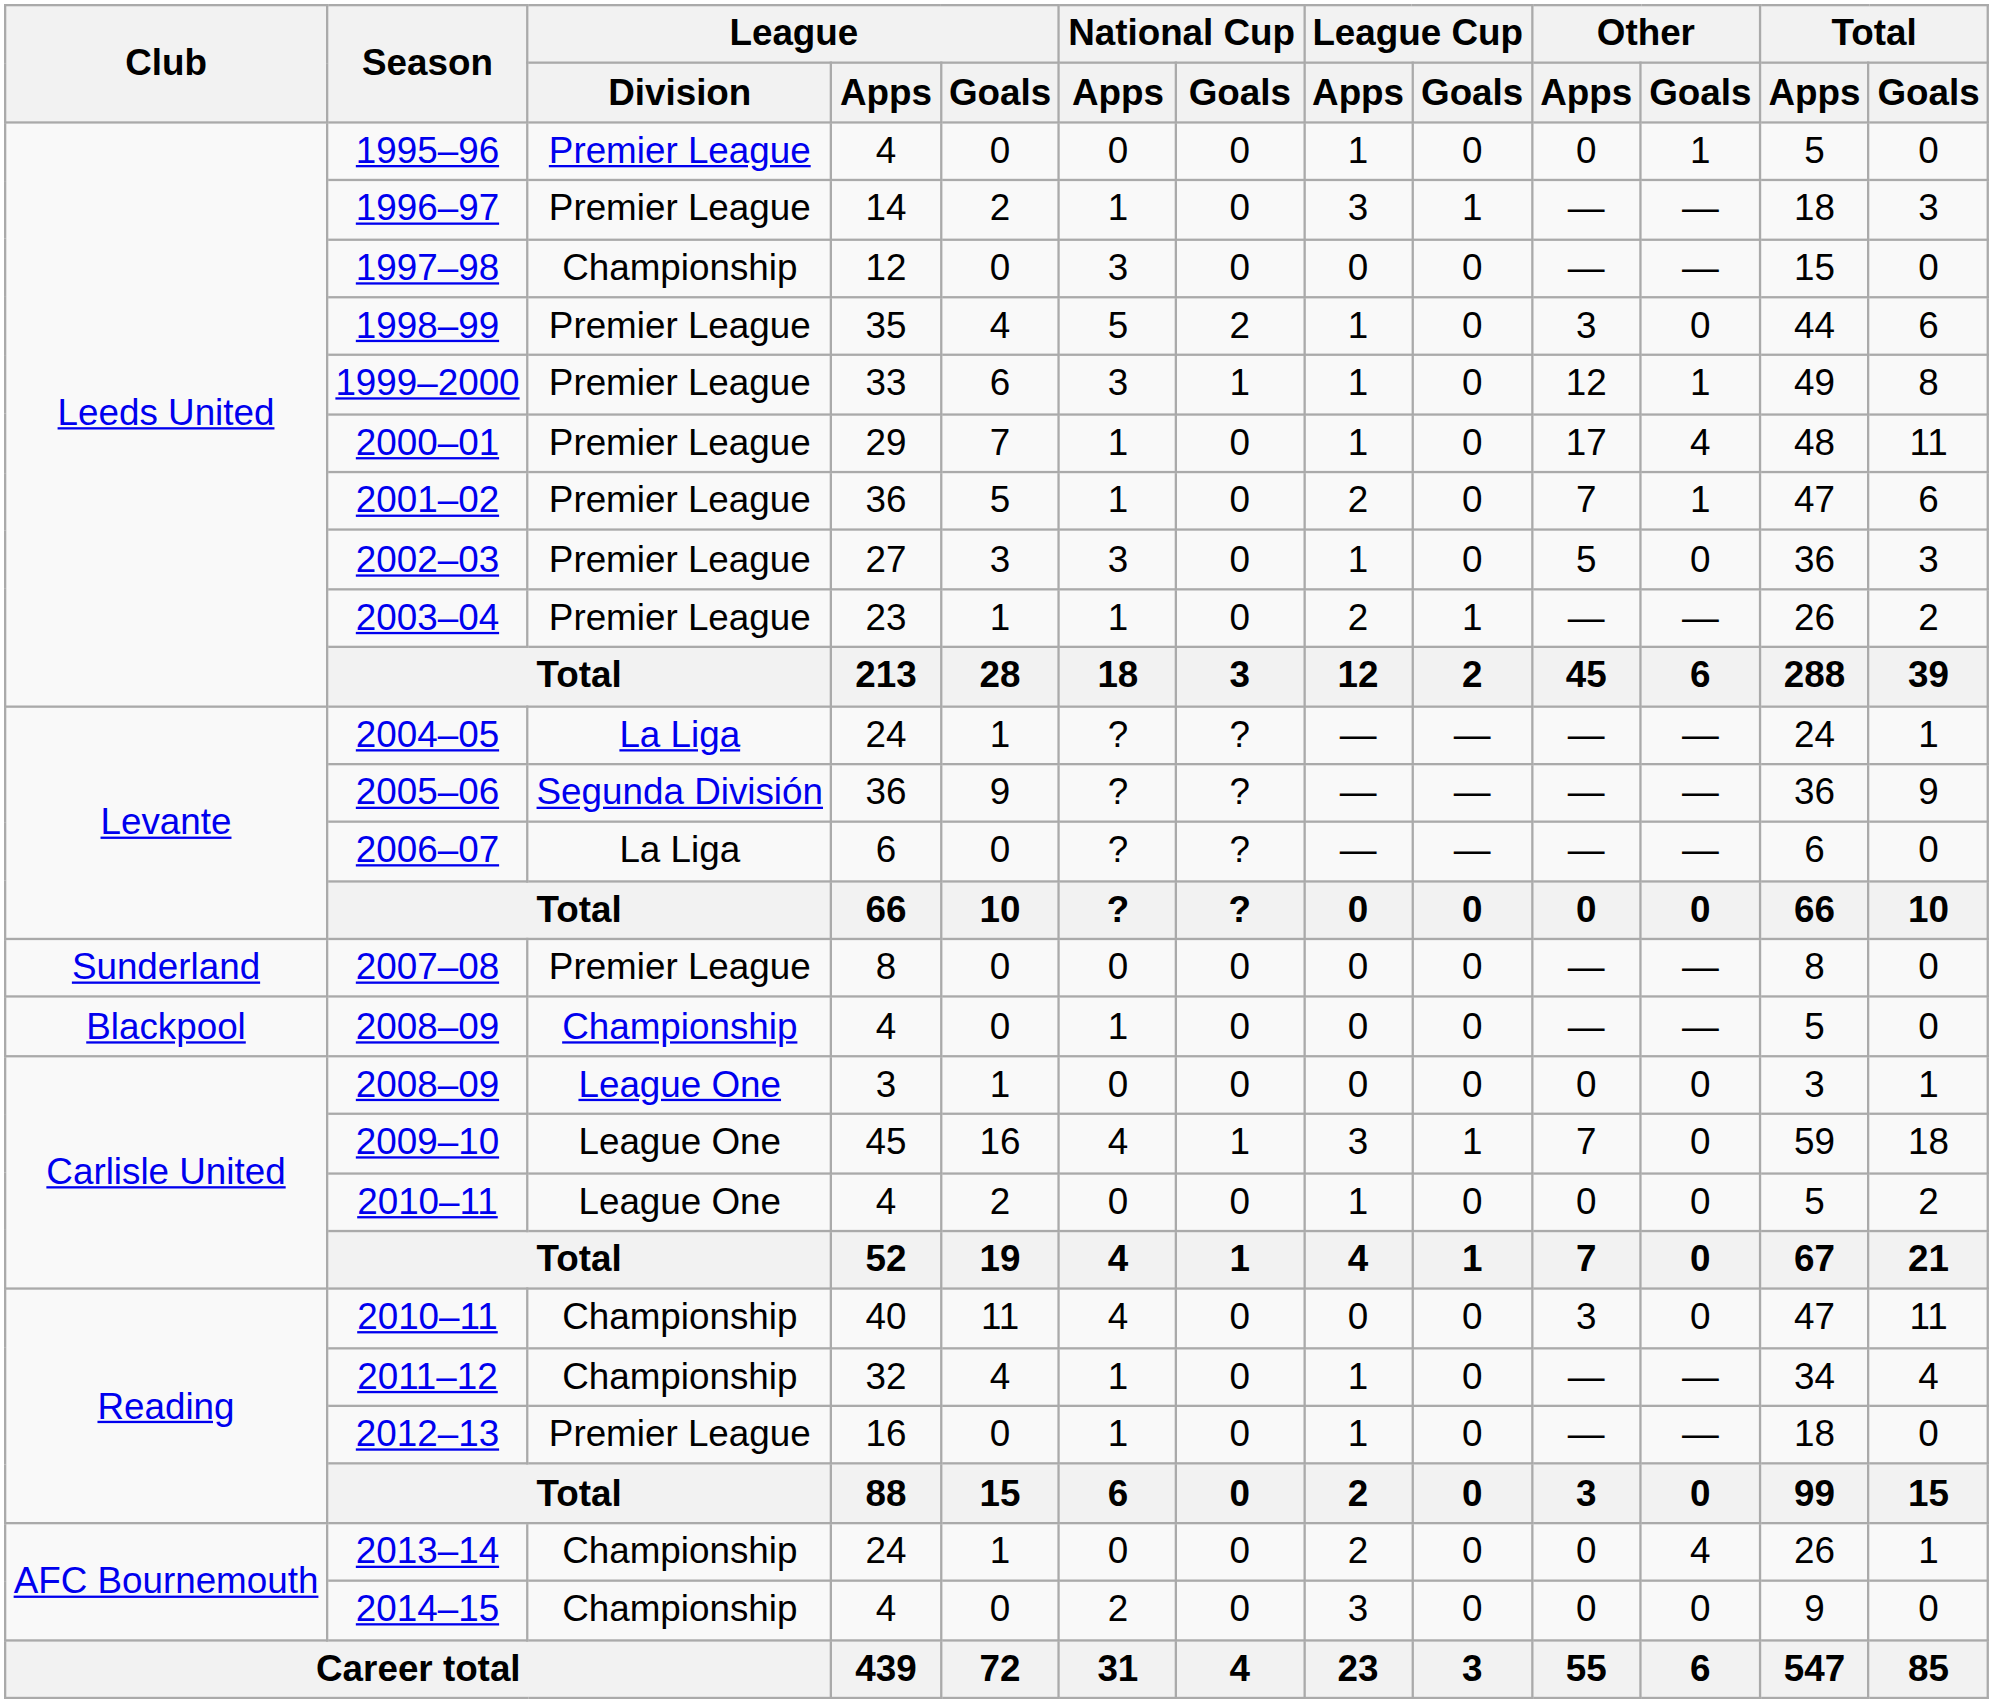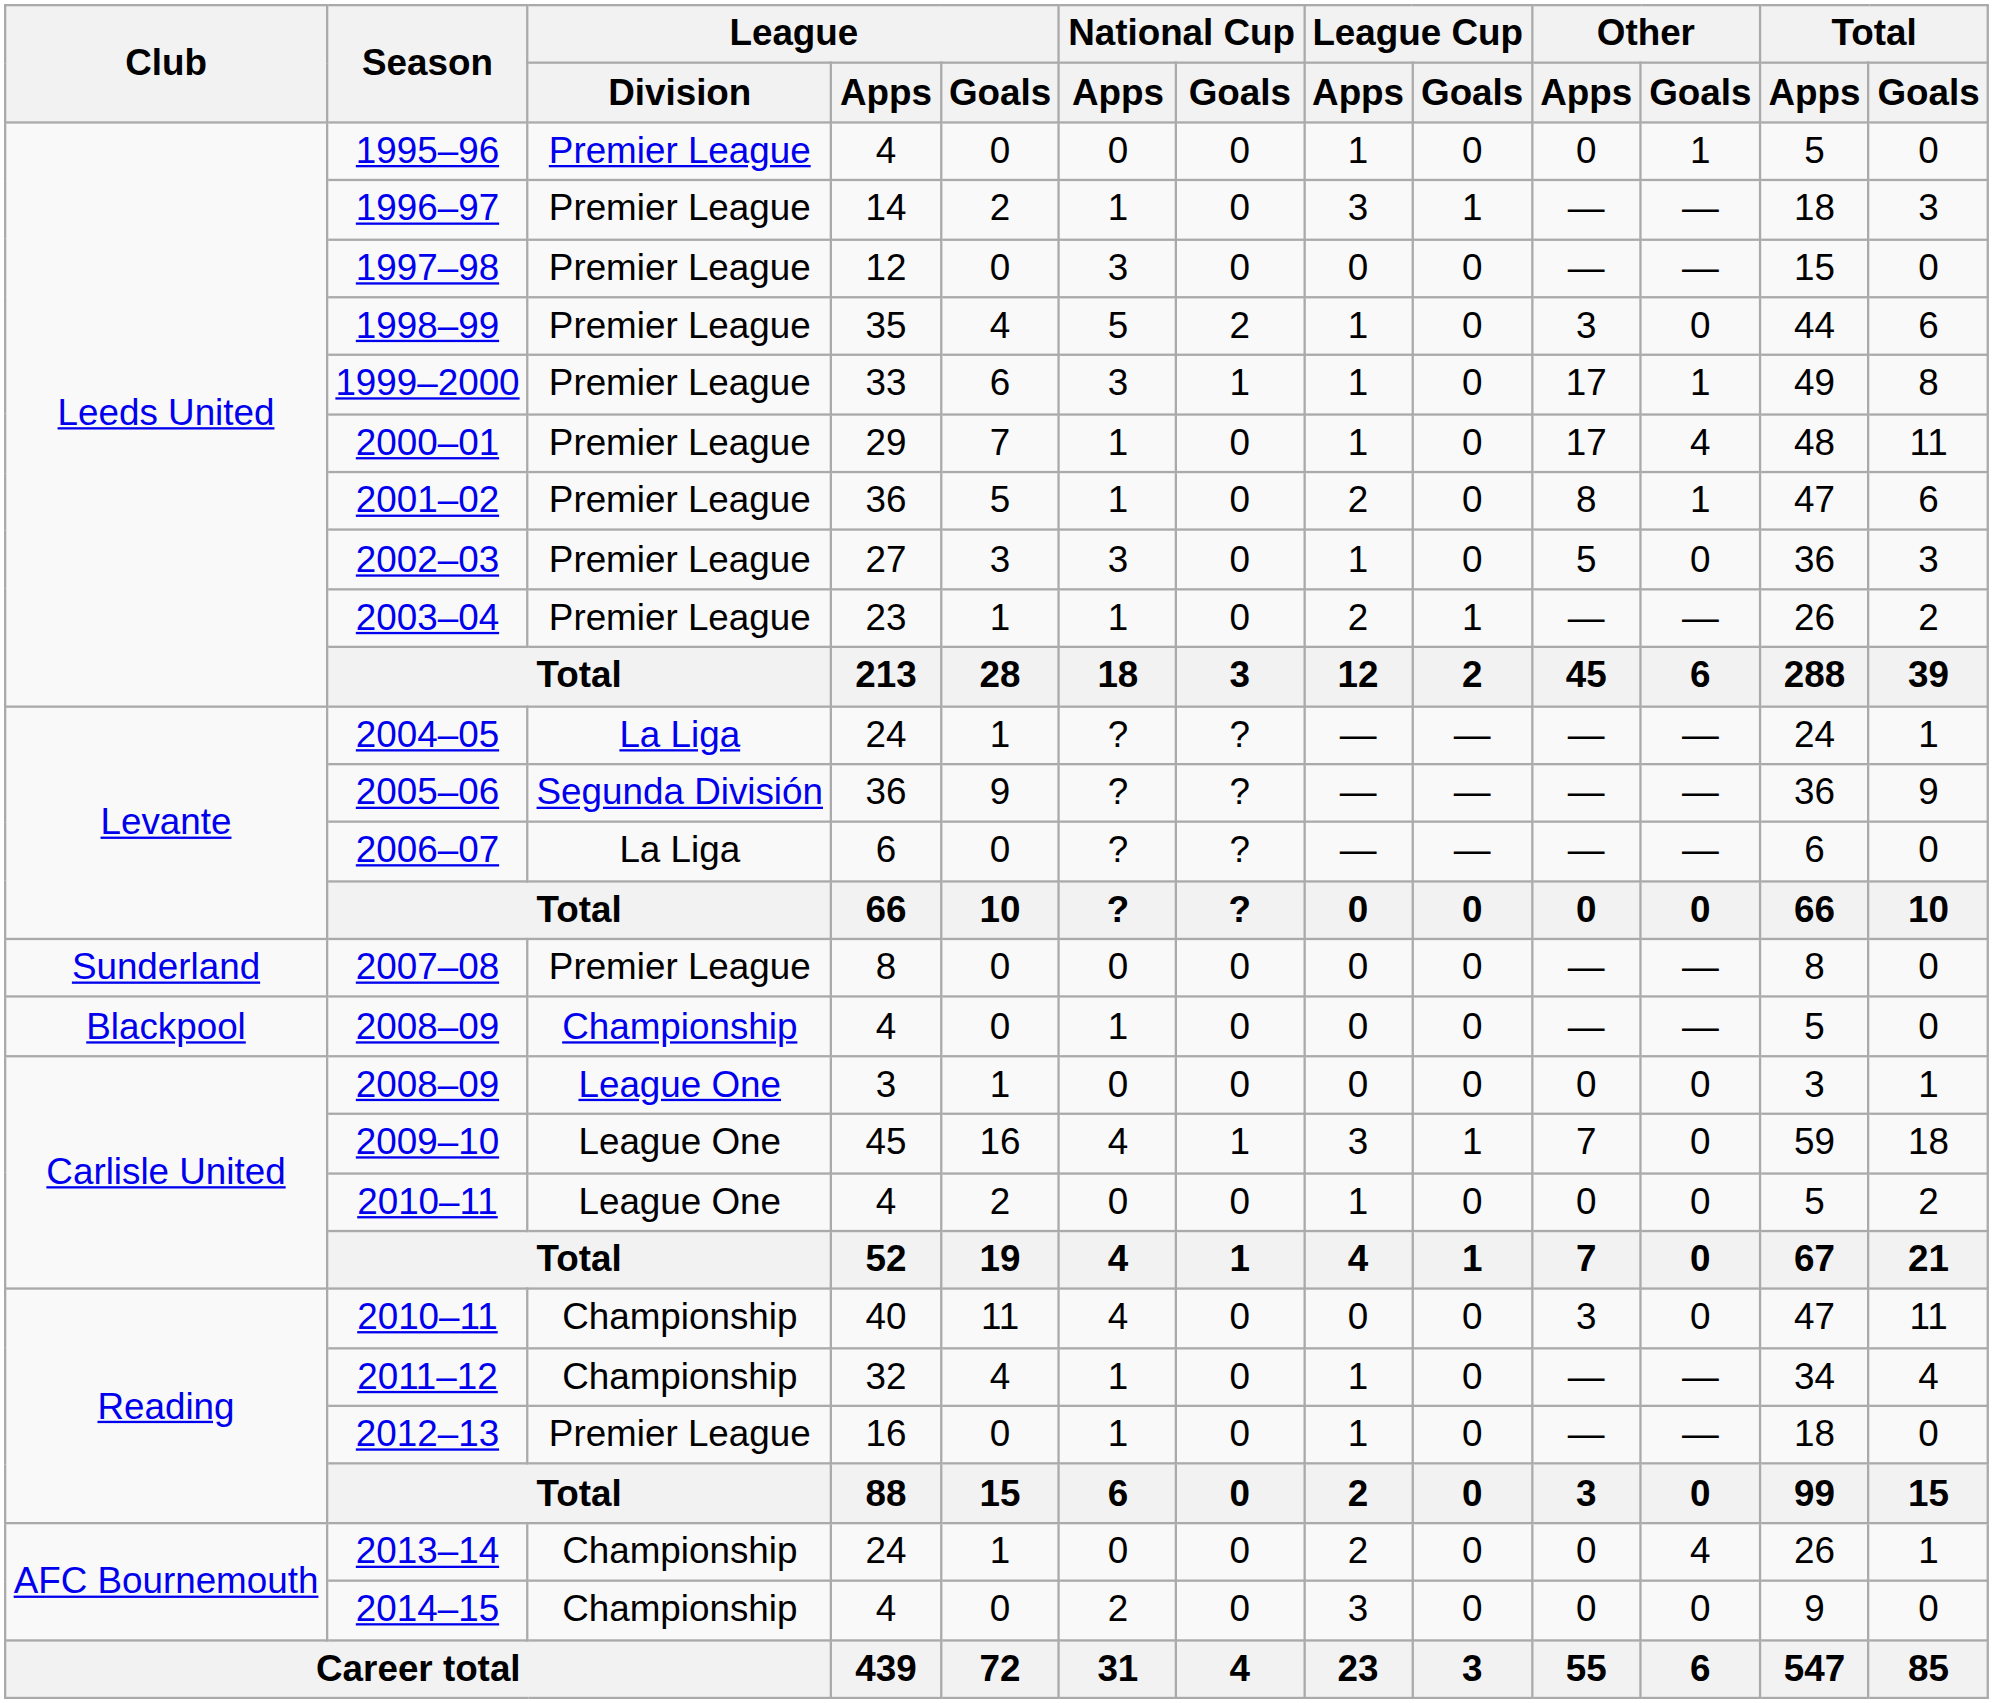(680, 267) Championship -> (680, 267) Premier League
(1586, 383) 12 -> (1586, 383) 17
(1586, 500) 7 -> (1586, 500) 8
